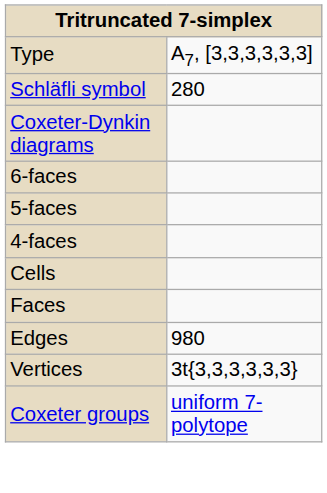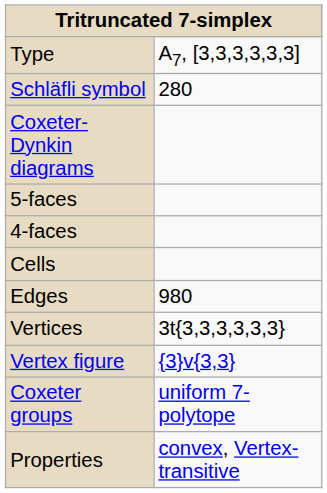- row: (43, 176)
- row: (38, 305)
+ row: (67, 360)
+ row: (56, 459)
